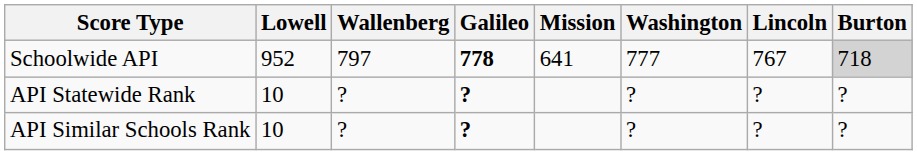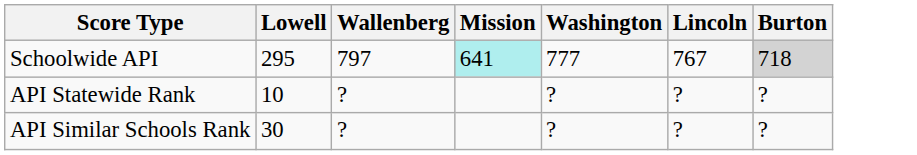- column: (495, 22)
(278, 58) 952 -> (278, 58) 295
(557, 58) no background -> (477, 58) paleturquoise background
(272, 130) 10 -> (272, 130) 30
